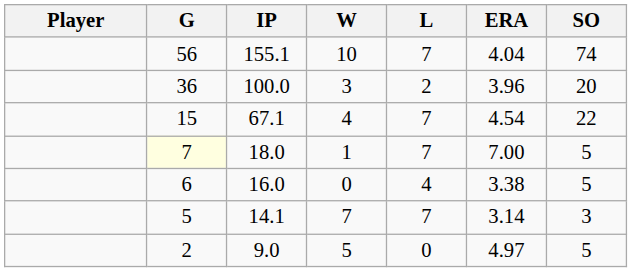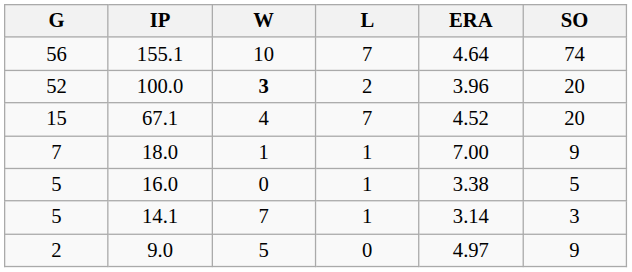- column: (76, 20)
(506, 53) 4.04 -> (471, 53) 4.64
(187, 86) 36 -> (56, 86) 52
(347, 86) normal -> (264, 86) bold
(506, 119) 4.54 -> (471, 119) 4.52
(586, 119) 22 -> (575, 119) 20
(187, 151) lightyellow background -> (56, 151) no background
(426, 151) 7 -> (367, 151) 1
(586, 151) 5 -> (575, 151) 9
(187, 184) 6 -> (56, 184) 5
(426, 184) 4 -> (367, 184) 1
(426, 217) 7 -> (367, 217) 1
(586, 250) 5 -> (575, 250) 9
